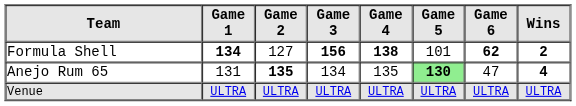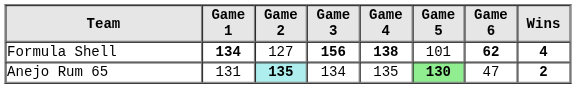(543, 52) 2 -> (543, 52) 4
(281, 73) no background -> (281, 73) paleturquoise background
(543, 73) 4 -> (543, 73) 2
- row: (25, 91)
